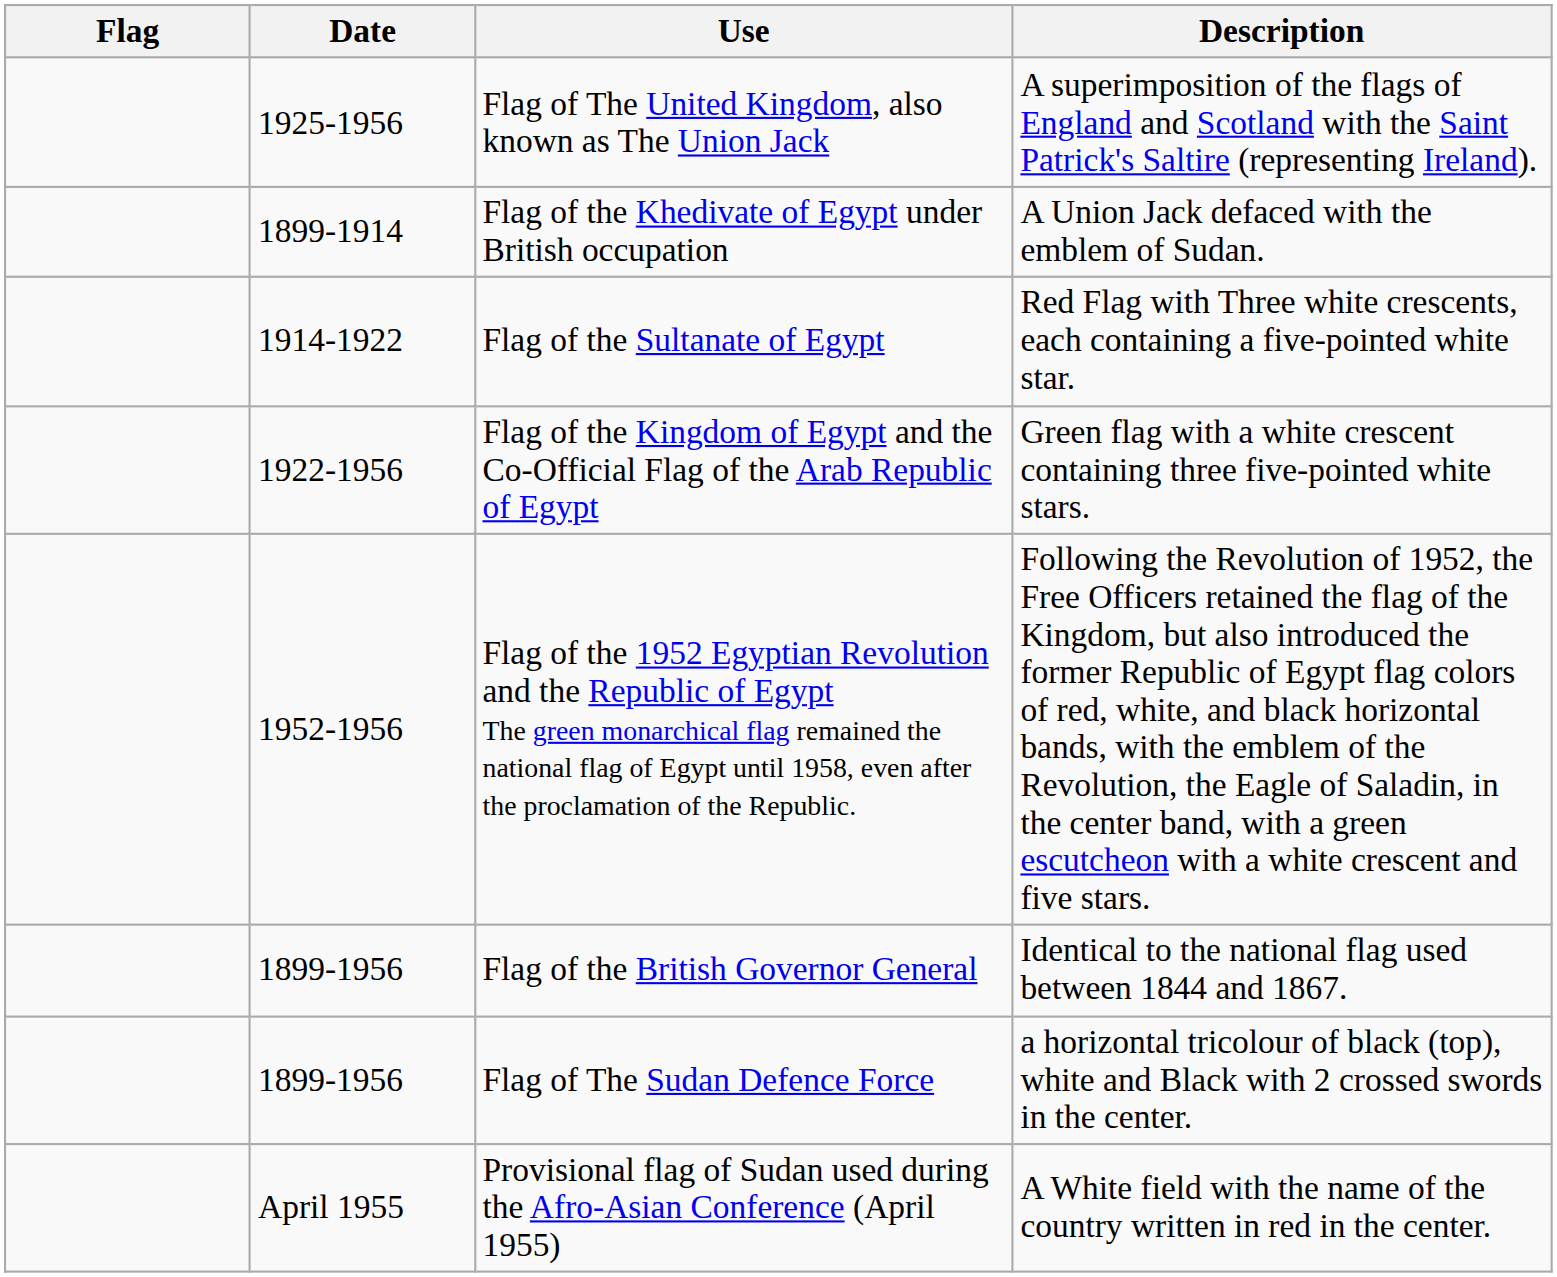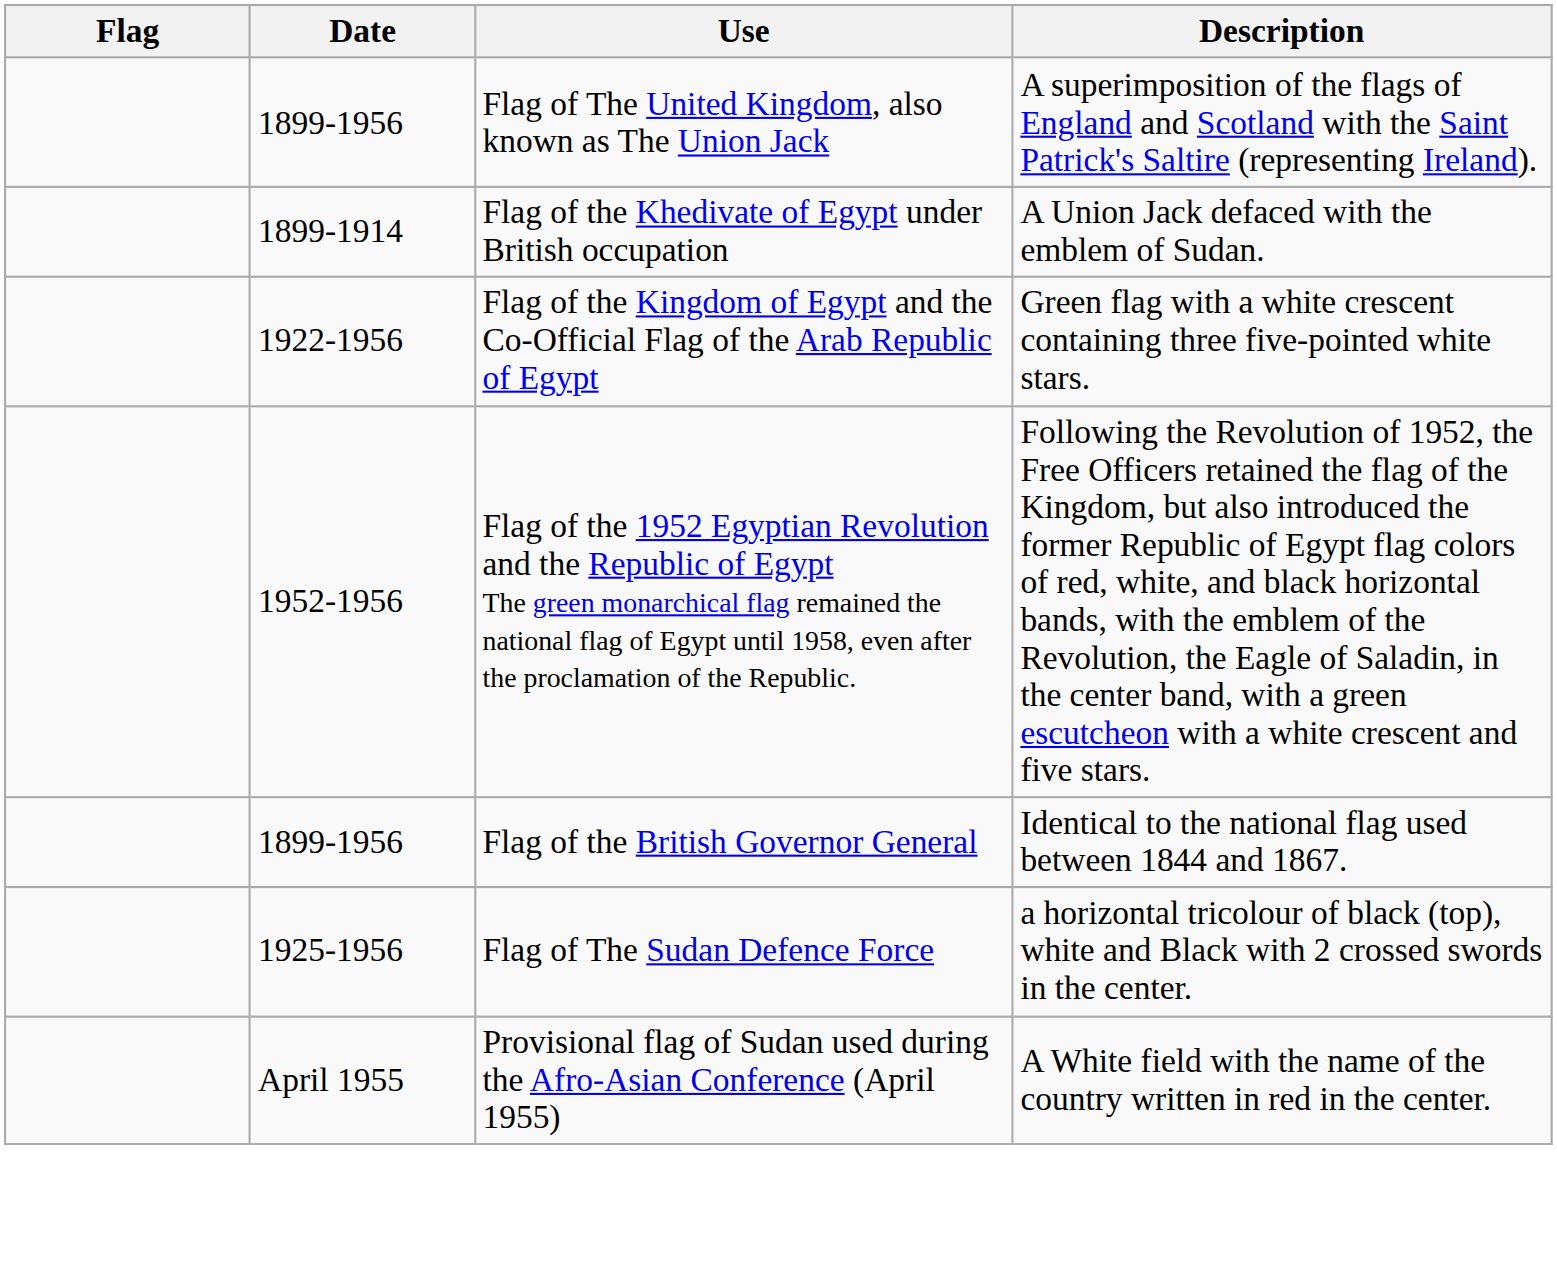(331, 121) 1925-1956 -> (331, 121) 1899-1956
- row: (684, 340)
(331, 1079) 1899-1956 -> (331, 951) 1925-1956
